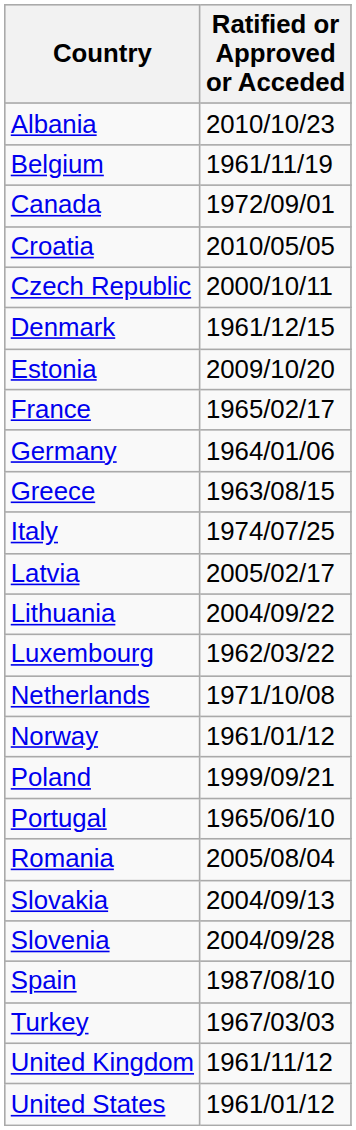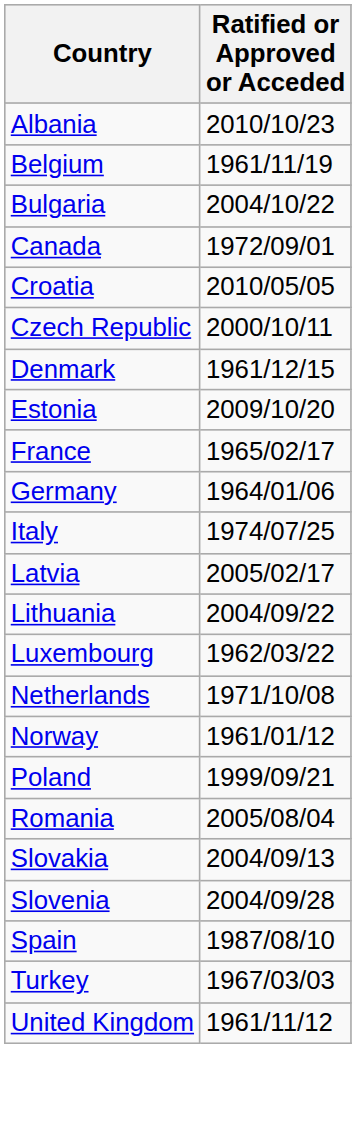+ row: (58, 205)
- row: (53, 491)
- row: (59, 818)
- row: (88, 1104)
